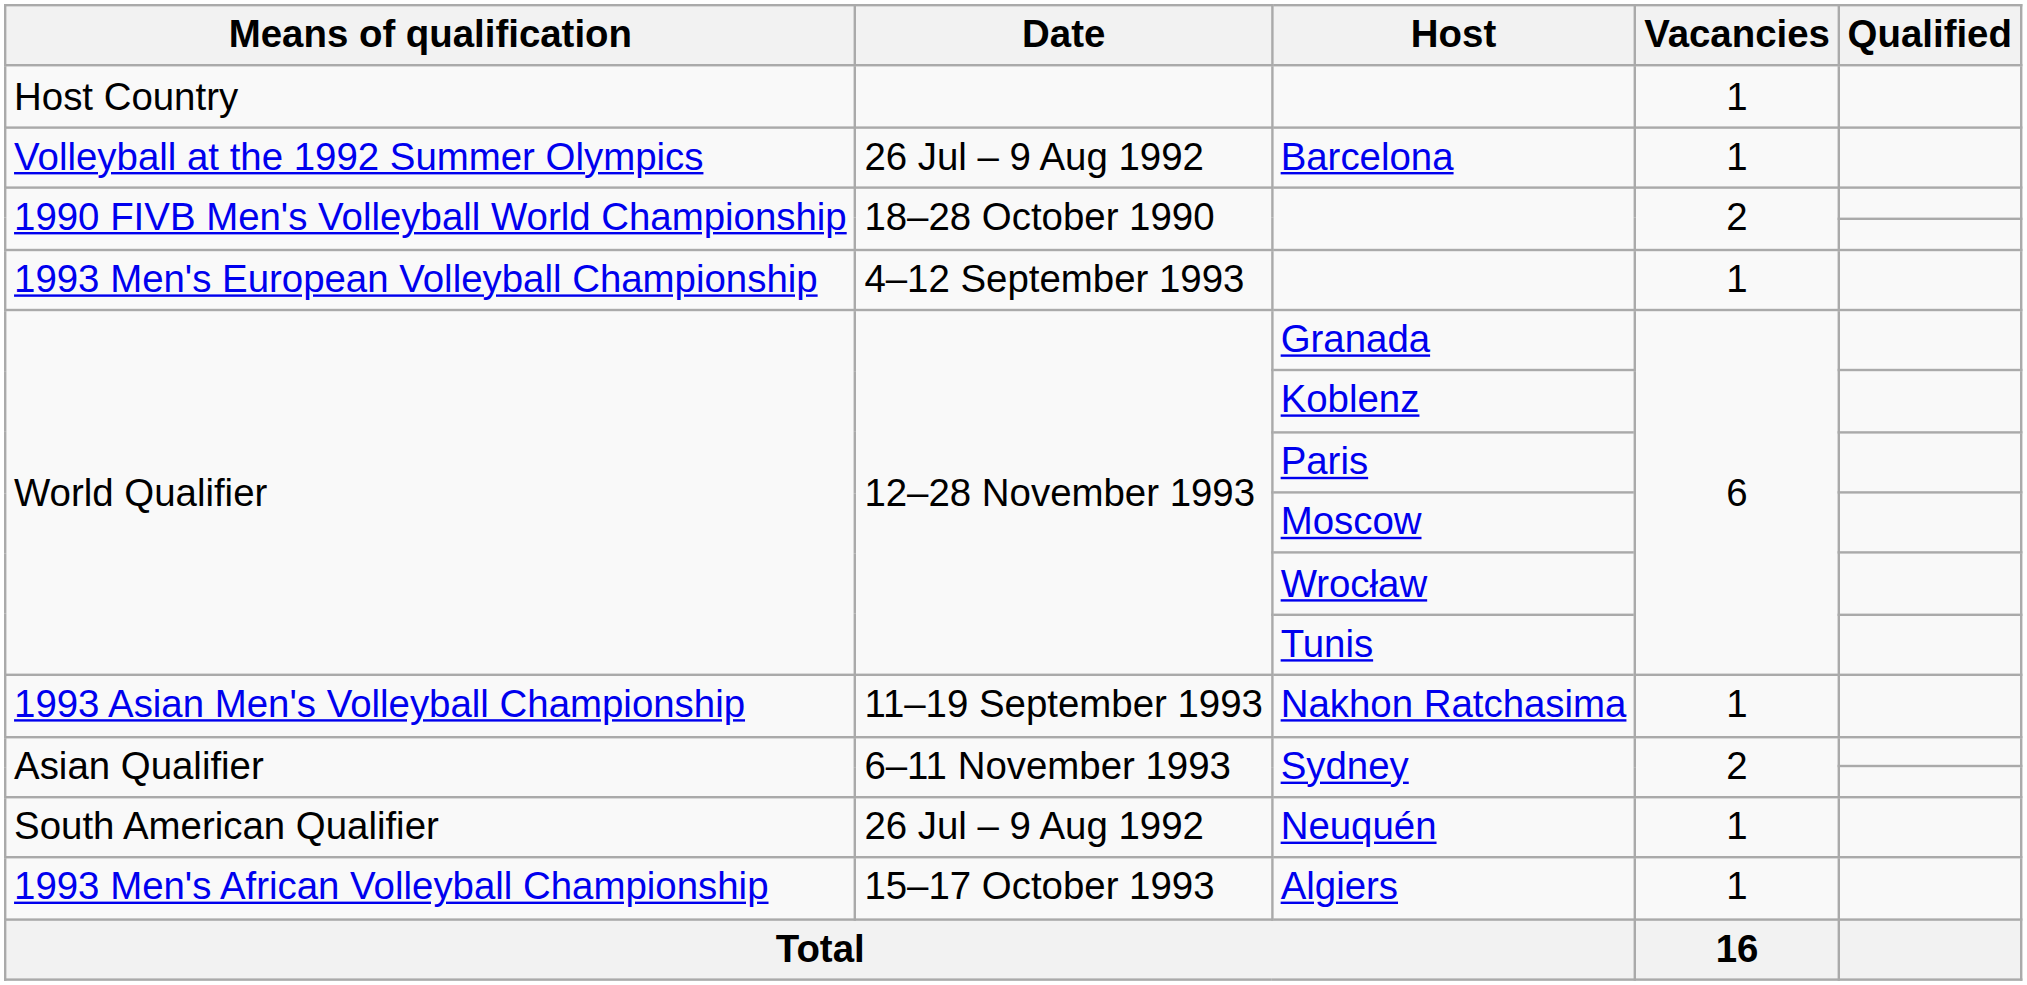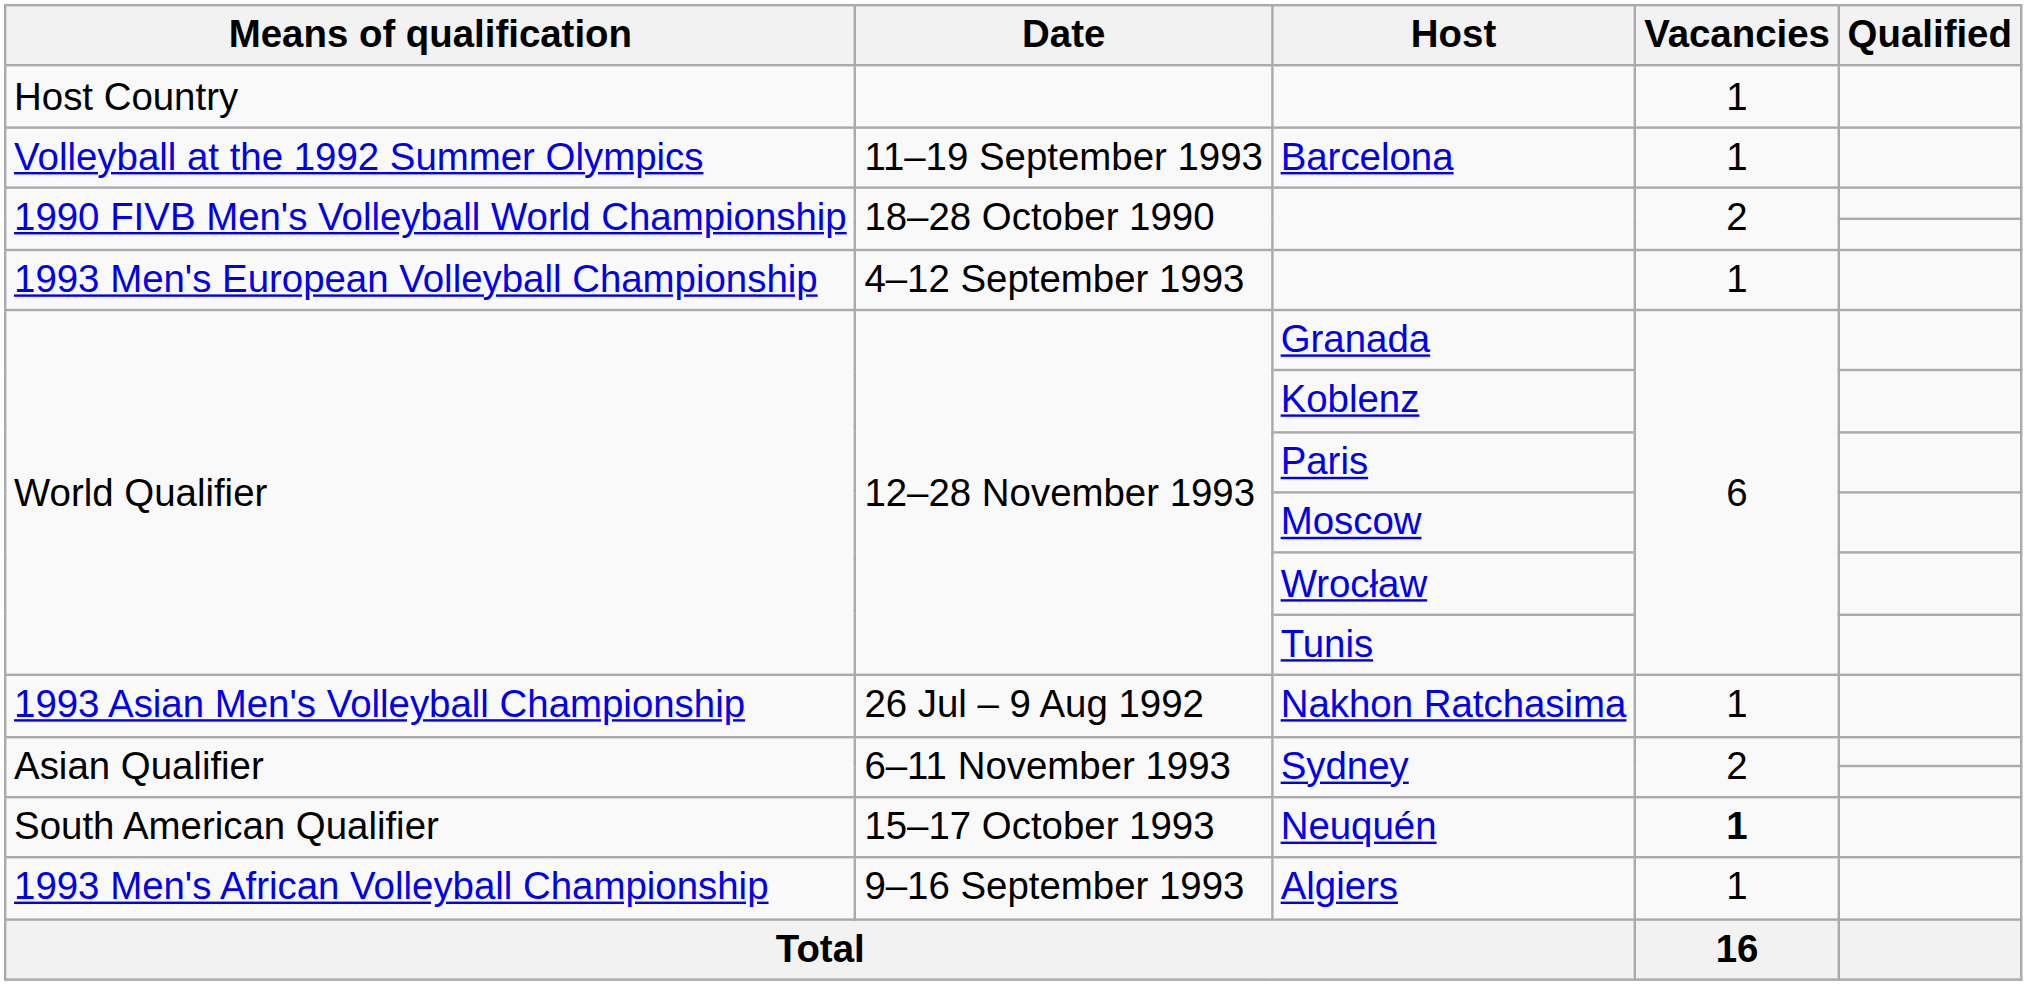(1034, 156) 26 Jul – 9 Aug 1992 -> (1064, 156) 11–19 September 1993
(1064, 704) 11–19 September 1993 -> (1034, 704) 26 Jul – 9 Aug 1992
(1034, 826) 26 Jul – 9 Aug 1992 -> (1039, 826) 15–17 October 1993
(1737, 826) normal -> (1737, 826) bold
(1039, 887) 15–17 October 1993 -> (1054, 887) 9–16 September 1993
